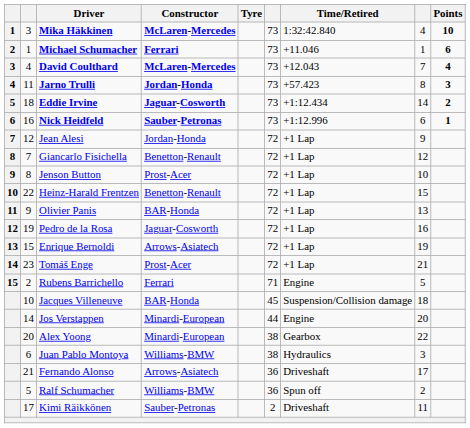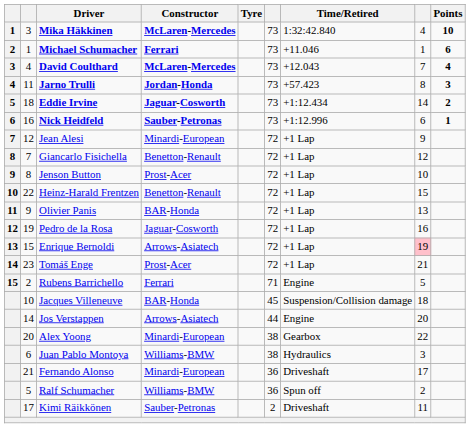(175, 138) Jordan-Honda -> (184, 138) Minardi-European
(423, 246) no background -> (423, 246) pink background
(184, 318) Minardi-European -> (181, 318) Arrows-Asiatech
(181, 372) Arrows-Asiatech -> (184, 372) Minardi-European
